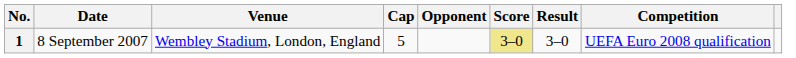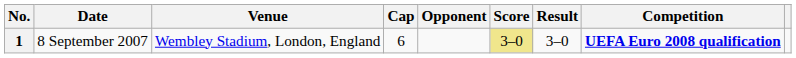(401, 40) 5 -> (401, 40) 6
(678, 40) normal -> (683, 40) bold
